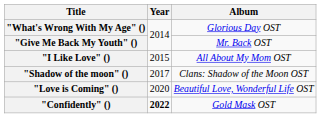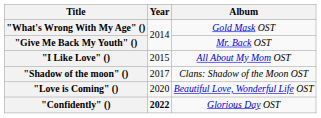(244, 27) Glorious Day OST -> (244, 27) Gold Mask OST
(244, 105) Gold Mask OST -> (244, 105) Glorious Day OST
